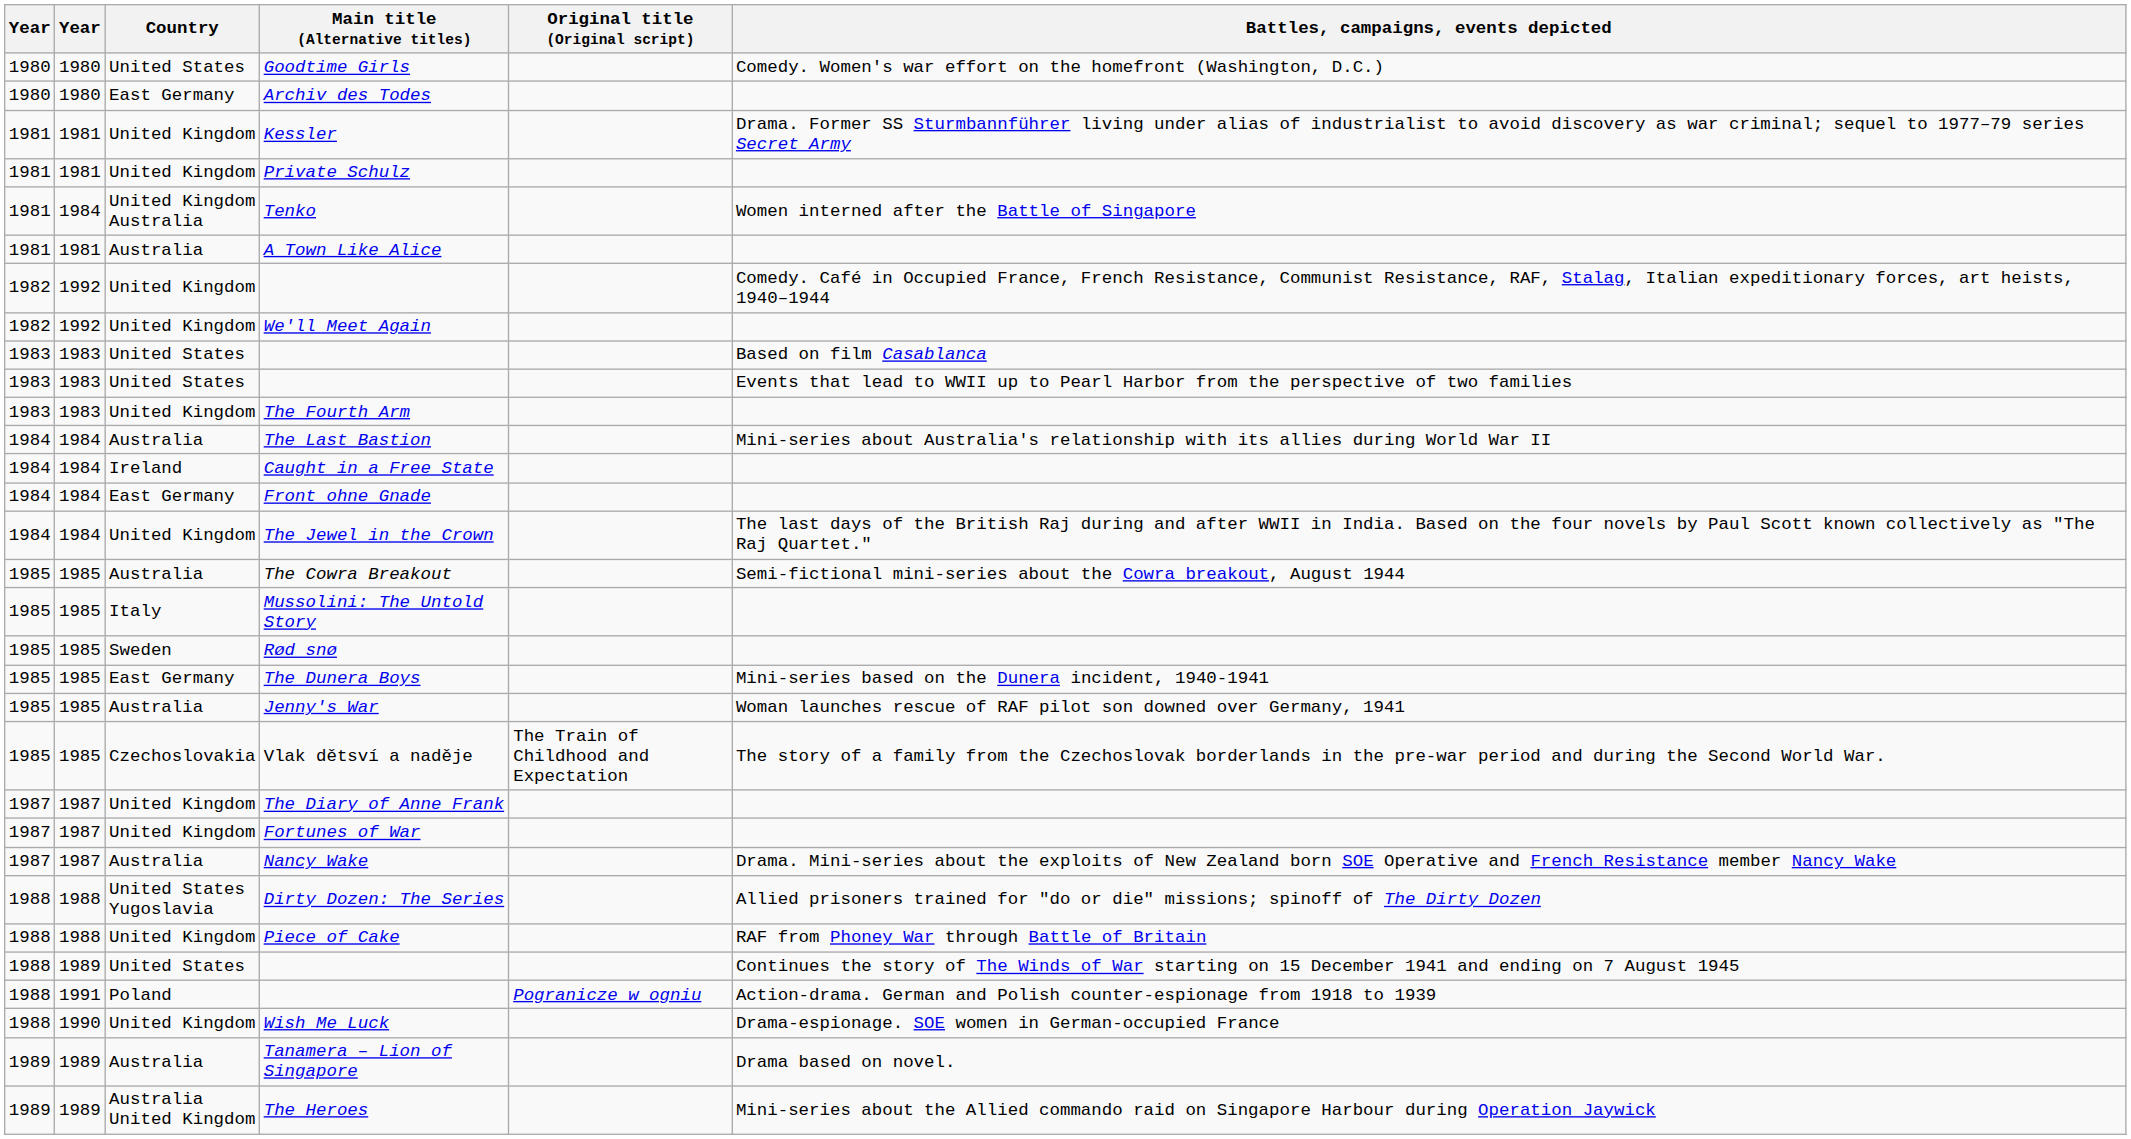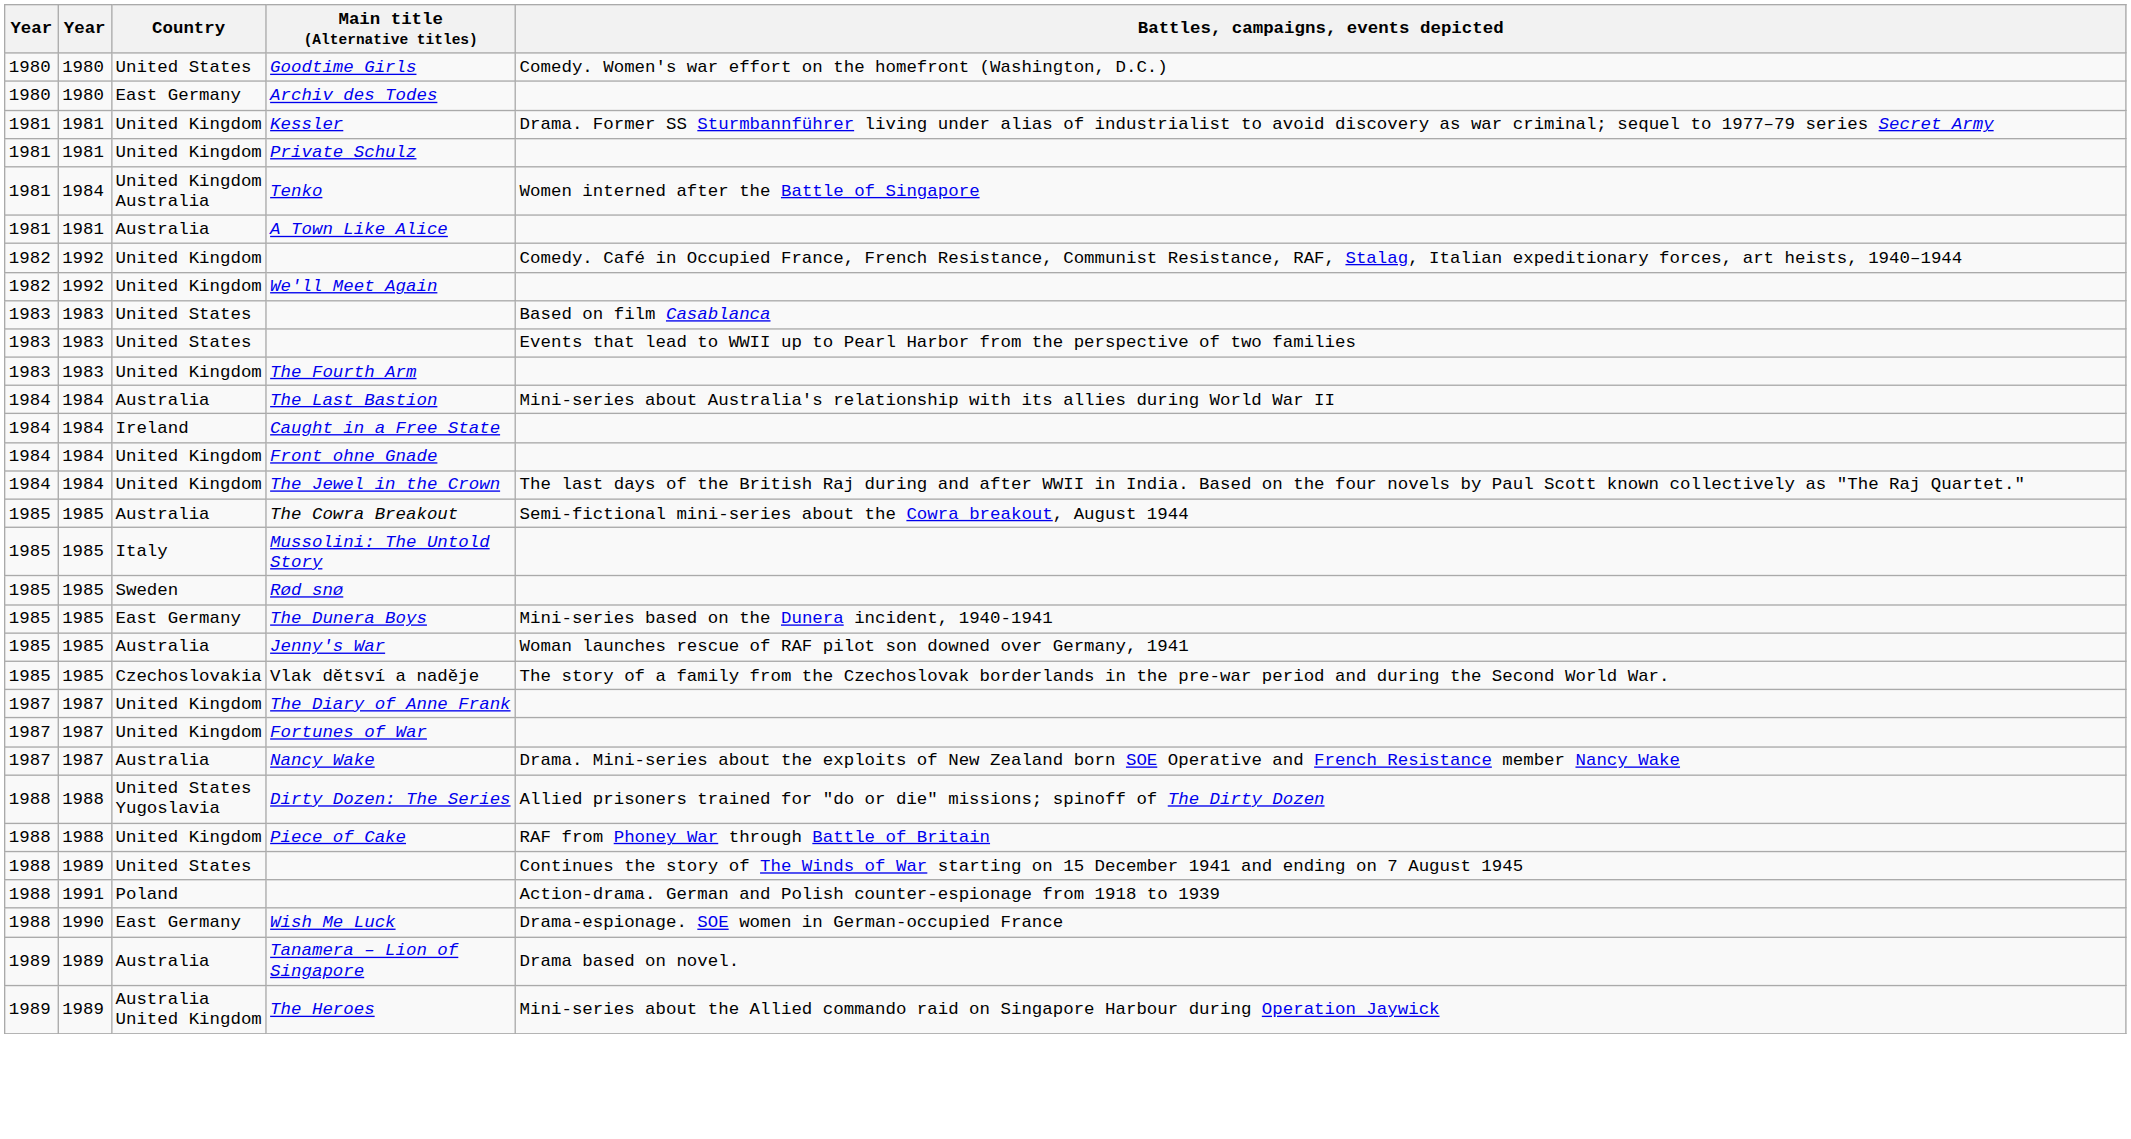- column: (620, 28)
(172, 497) East Germany -> (189, 457) United Kingdom
(182, 1023) United Kingdom -> (178, 923) East Germany
